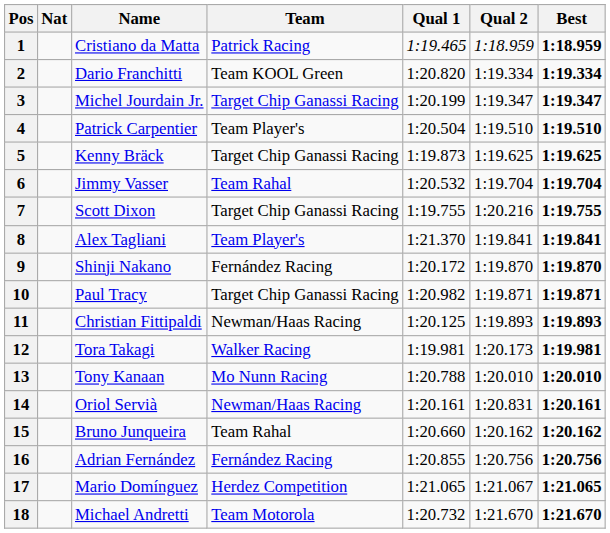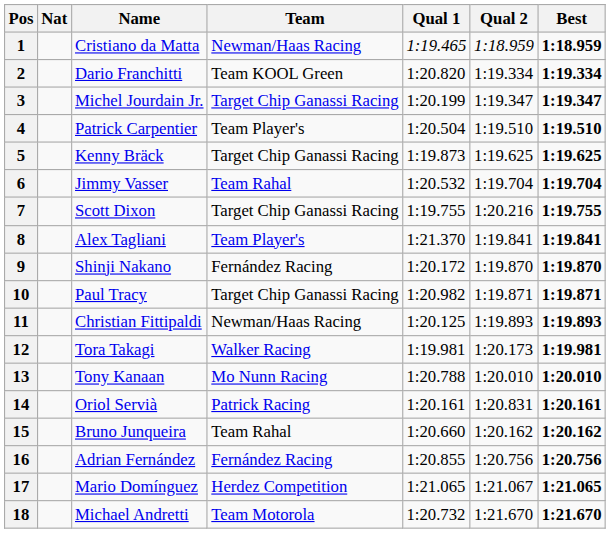(261, 46) Patrick Racing -> (286, 46) Newman/Haas Racing
(286, 404) Newman/Haas Racing -> (261, 404) Patrick Racing
